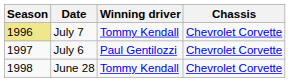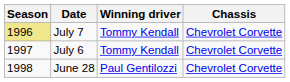(138, 50) Paul Gentilozzi -> (139, 50) Tommy Kendall
(139, 69) Tommy Kendall -> (138, 69) Paul Gentilozzi
